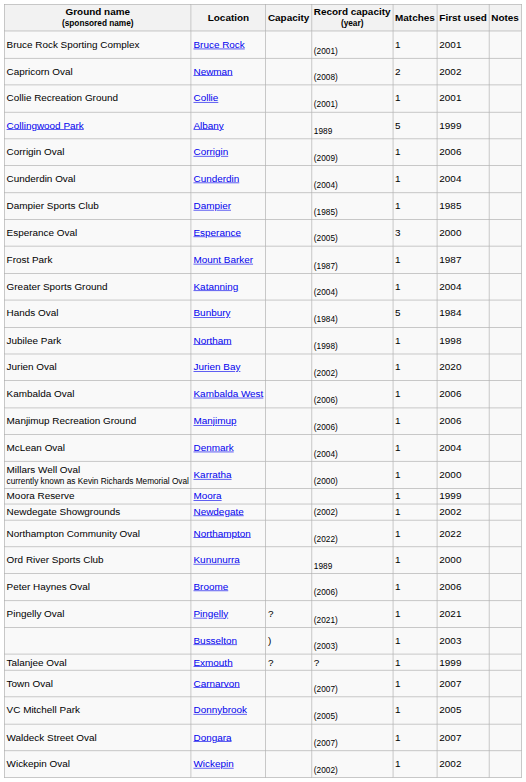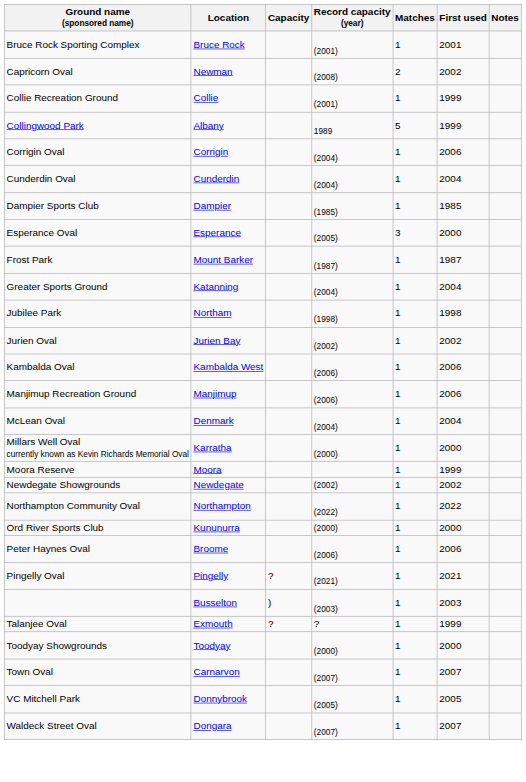(450, 98) 2001 -> (450, 98) 1999
(326, 158) (2009) -> (326, 158) (2004)
- row: (33, 313)
(450, 367) 2020 -> (450, 340) 2002
(323, 566) 1989 -> (326, 528) (2000)
+ row: (57, 645)
- row: (38, 764)
